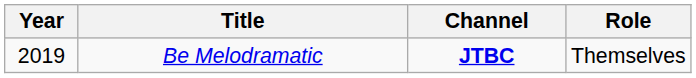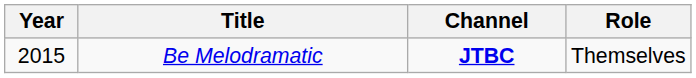(41, 55) 2019 -> (41, 55) 2015
